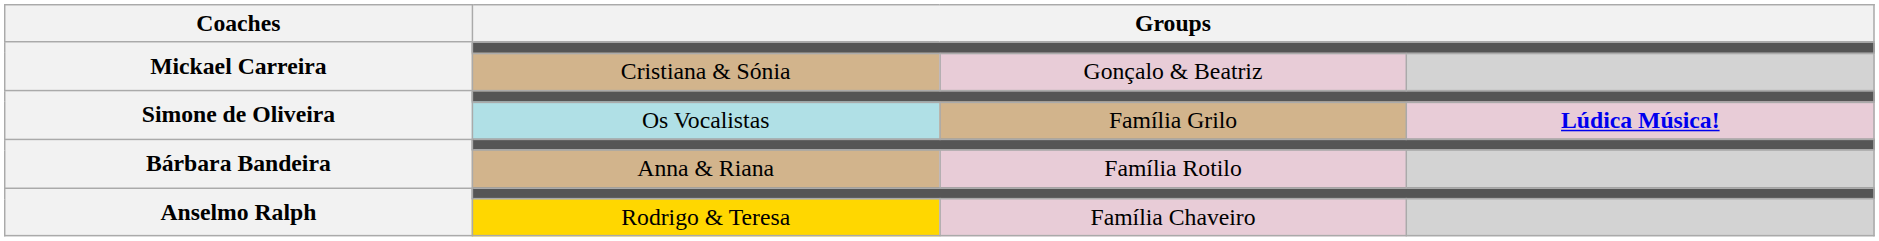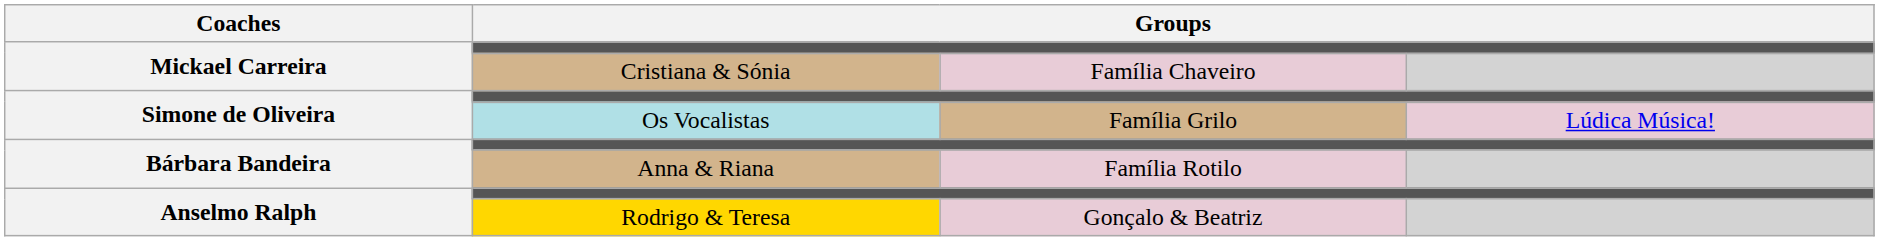(1173, 71) Gonçalo & Beatriz -> (1173, 71) Família Chaveiro
(1640, 120) bold -> (1640, 120) normal
(1173, 217) Família Chaveiro -> (1173, 217) Gonçalo & Beatriz
